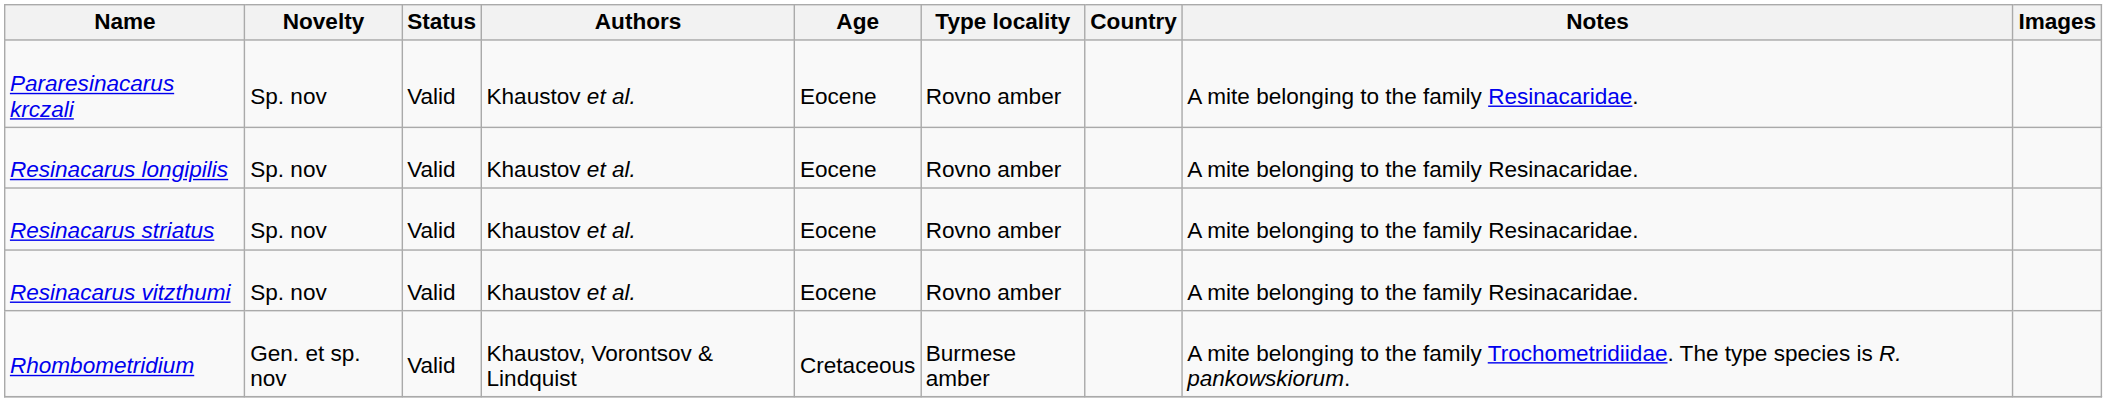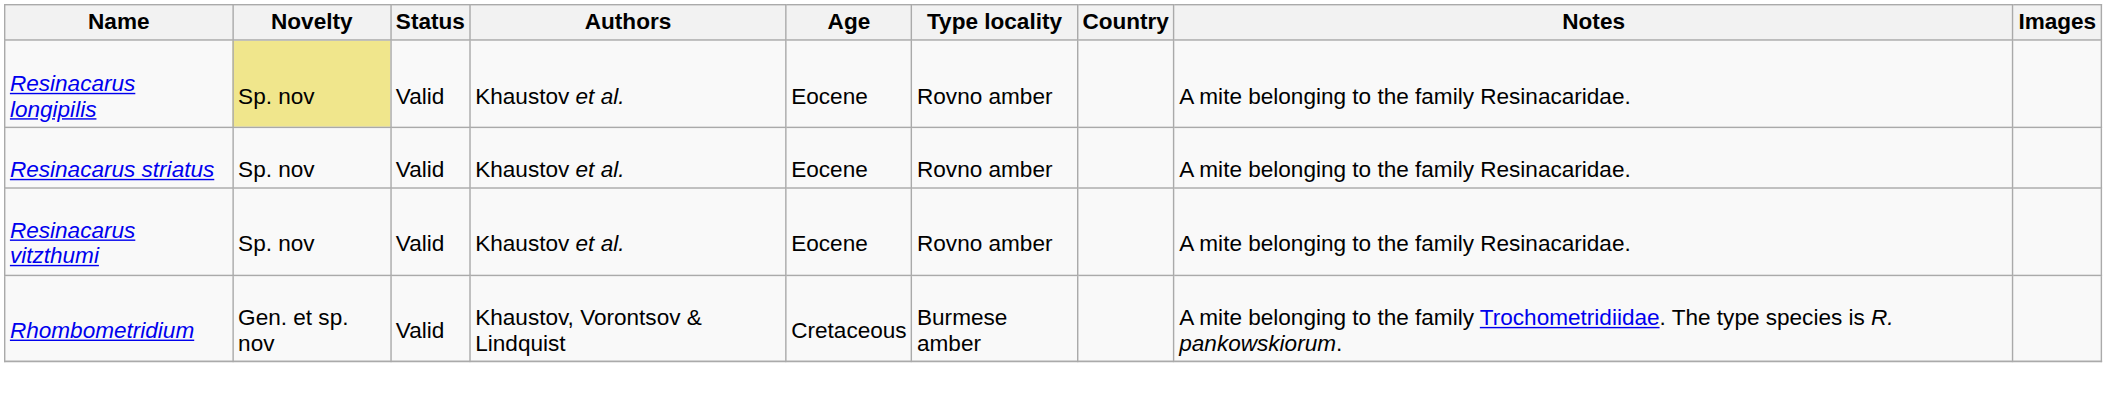- row: (92, 96)
(288, 170) no background -> (276, 96) khaki background
